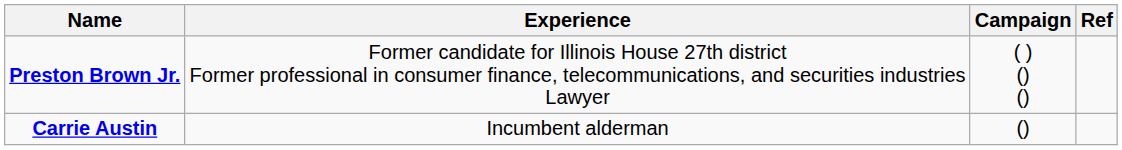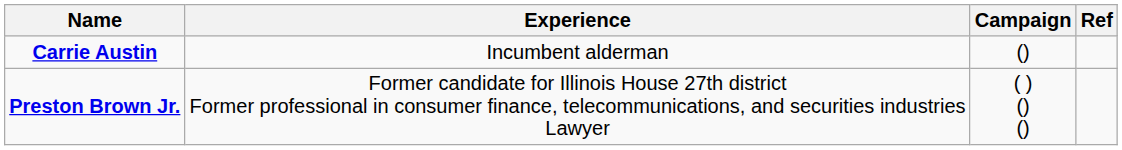rows swapped: (95, 128) <-> (95, 74)
